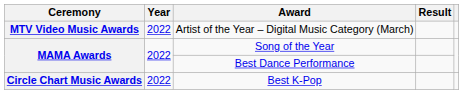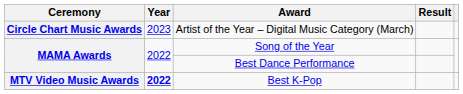(74, 30) MTV Video Music Awards -> (74, 30) Circle Chart Music Awards
(159, 30) 2022 -> (159, 30) 2023
(74, 81) Circle Chart Music Awards -> (74, 81) MTV Video Music Awards
(159, 81) normal -> (159, 81) bold
